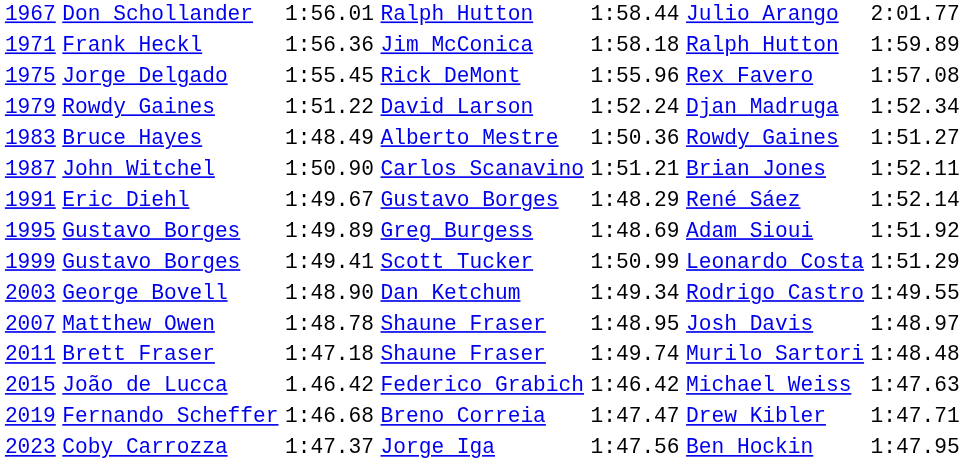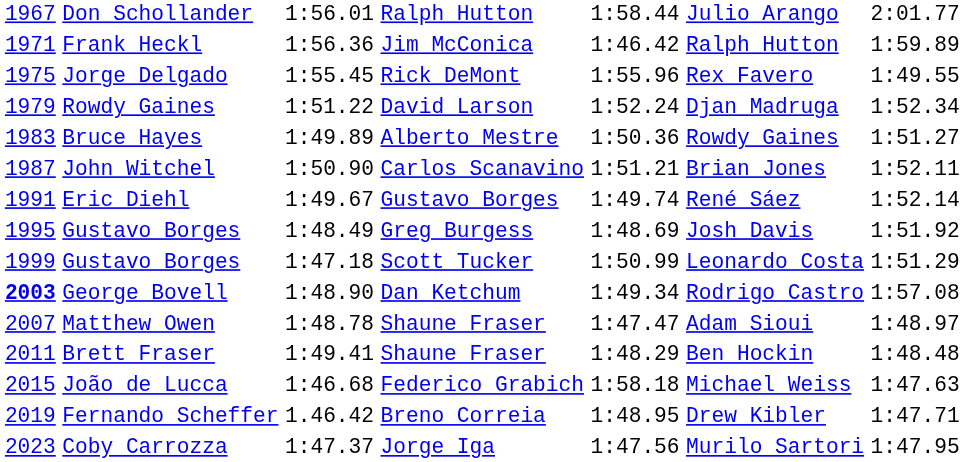(635, 45) 1:58.18 -> (635, 45) 1:46.42
(915, 76) 1:57.08 -> (915, 76) 1:49.55
(330, 138) 1:48.49 -> (330, 138) 1:49.89
(635, 200) 1:48.29 -> (635, 200) 1:49.74
(330, 231) 1:49.89 -> (330, 231) 1:48.49
(750, 231) Adam Sioui -> (750, 231) Josh Davis
(330, 262) 1:49.41 -> (330, 262) 1:47.18
(30, 293) normal -> (30, 293) bold
(915, 293) 1:49.55 -> (915, 293) 1:57.08
(635, 324) 1:48.95 -> (635, 324) 1:47.47
(750, 324) Josh Davis -> (750, 324) Adam Sioui
(330, 355) 1:47.18 -> (330, 355) 1:49.41
(635, 355) 1:49.74 -> (635, 355) 1:48.29
(775, 355) Murilo Sartori -> (750, 355) Ben Hockin
(330, 386) 1.46.42 -> (330, 386) 1:46.68
(635, 386) 1:46.42 -> (635, 386) 1:58.18
(330, 417) 1:46.68 -> (330, 417) 1.46.42
(635, 417) 1:47.47 -> (635, 417) 1:48.95
(750, 448) Ben Hockin -> (775, 448) Murilo Sartori
